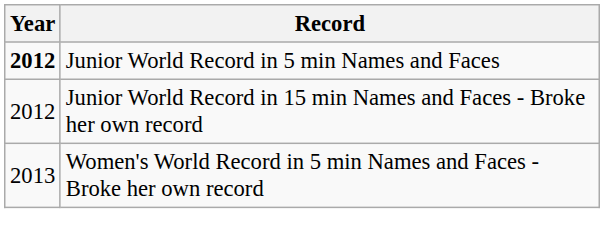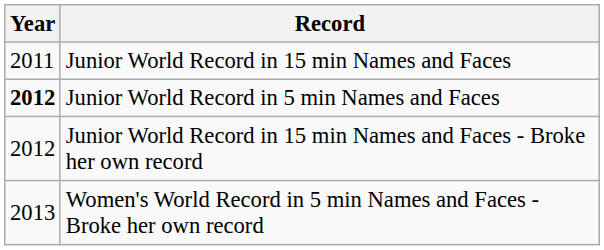+ row: (288, 60)
